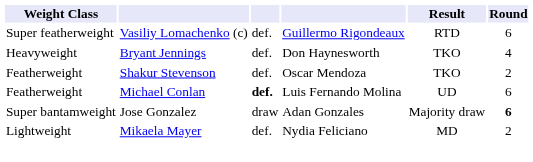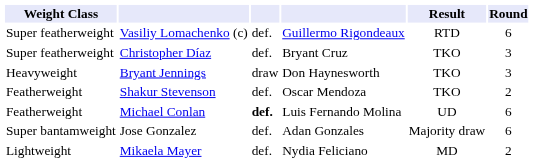+ row: (165, 52)
(262, 52) def. -> (265, 72) draw
(508, 52) 4 -> (508, 72) 3
(265, 111) draw -> (262, 131) def.
(508, 111) bold -> (508, 131) normal
